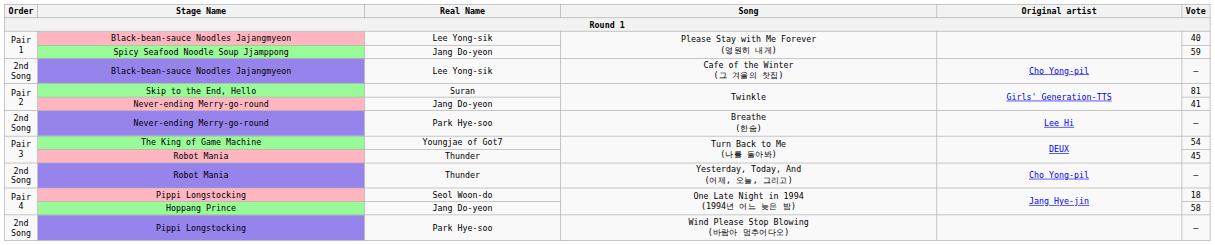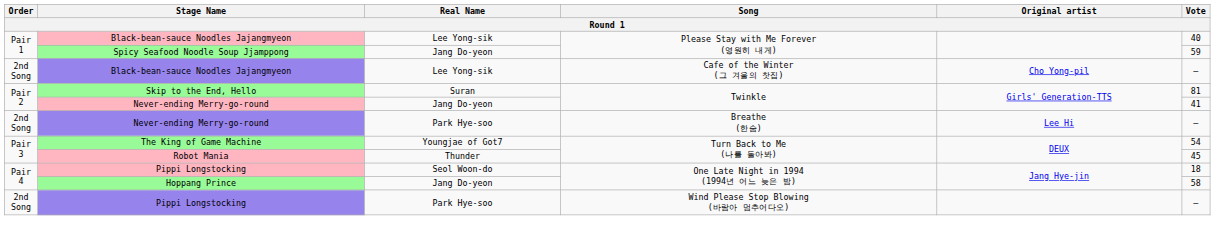- row: (201, 176)
